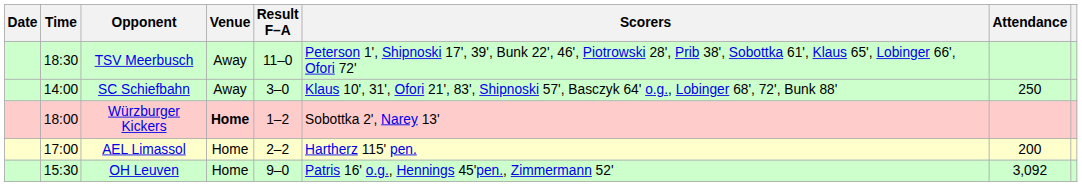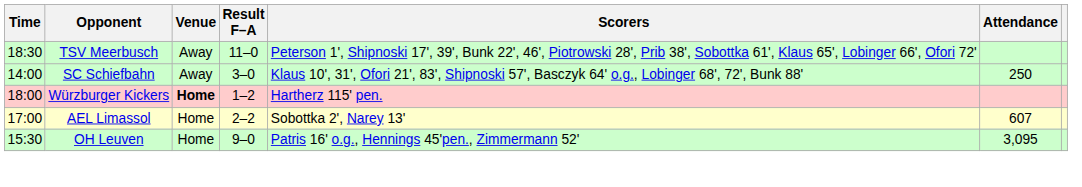- column: (23, 23)
(372, 119) Sobottka 2', Narey 13' -> (327, 96) Hartherz 115' pen.
(361, 149) Hartherz 115' pen. -> (338, 118) Sobottka 2', Narey 13'
(1030, 149) 200 -> (1020, 118) 607
(1030, 170) 3,092 -> (1020, 140) 3,095
